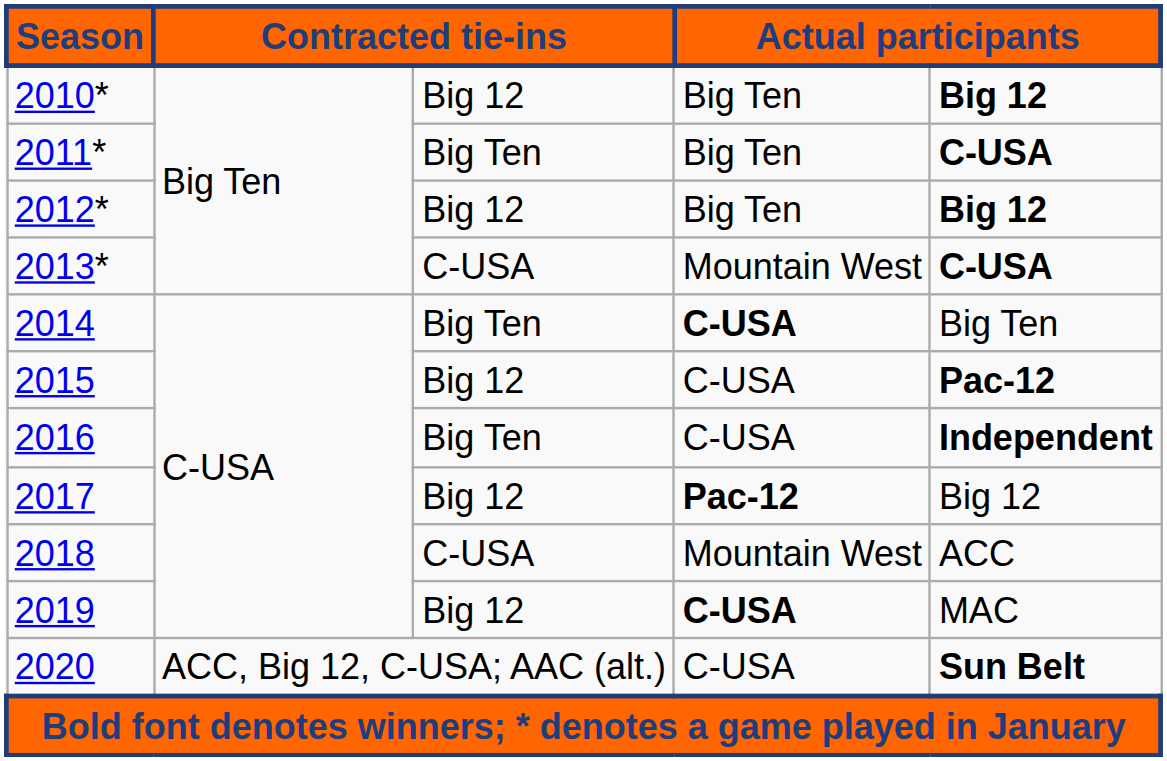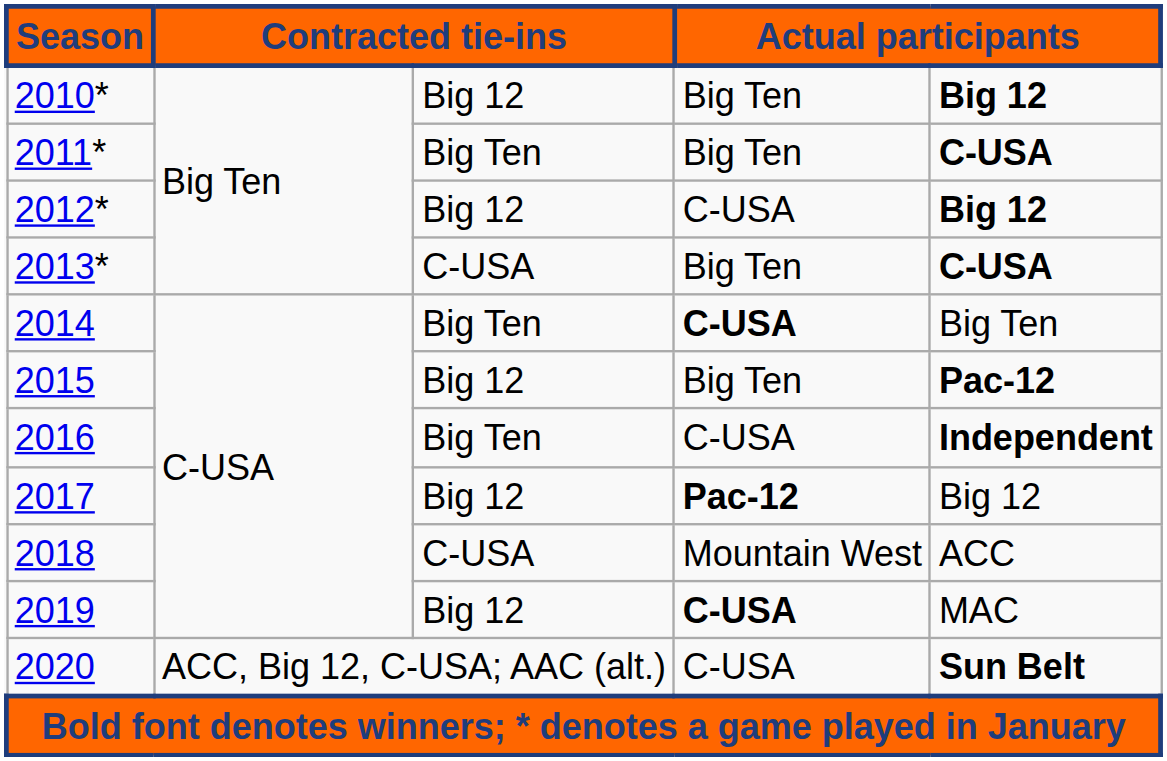(742, 210) Big Ten -> (739, 210) C-USA
(802, 267) Mountain West -> (742, 267) Big Ten
(739, 381) C-USA -> (742, 381) Big Ten
